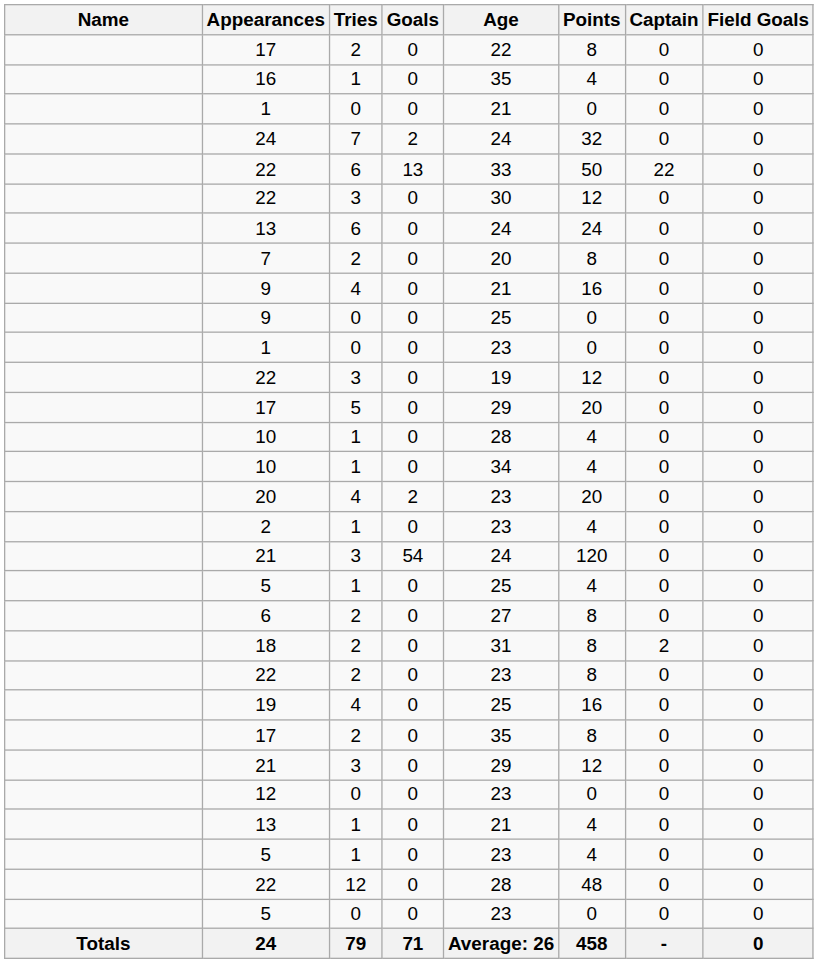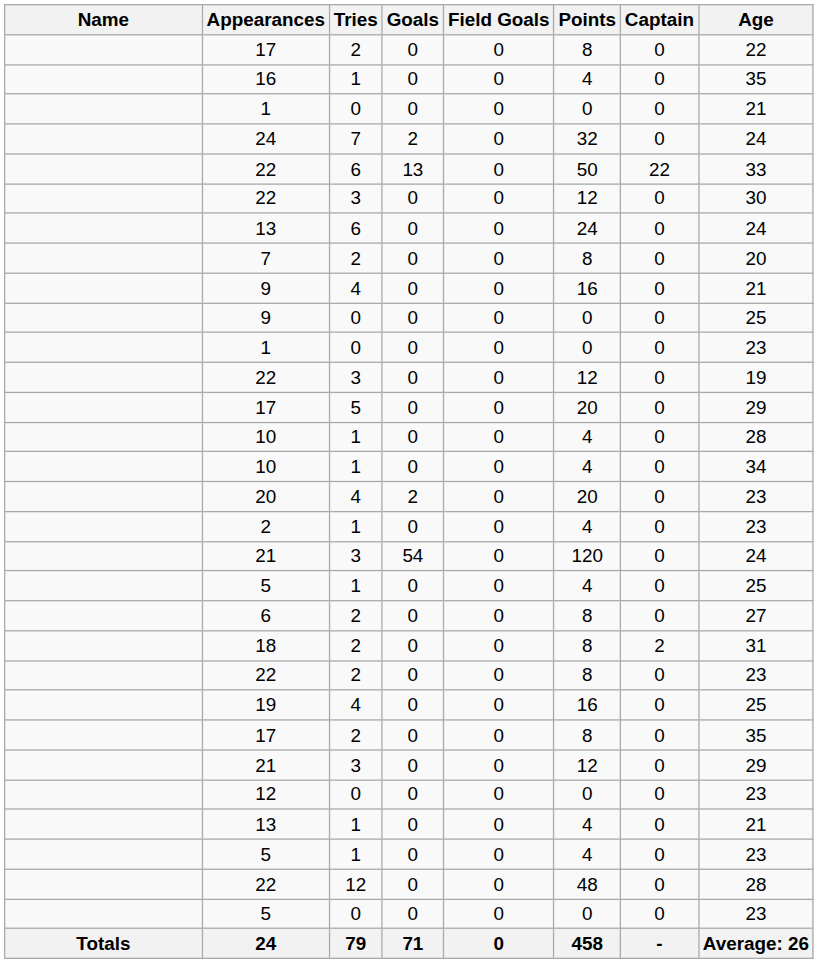columns swapped: (758, 20) <-> (501, 20)
